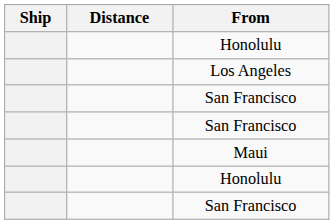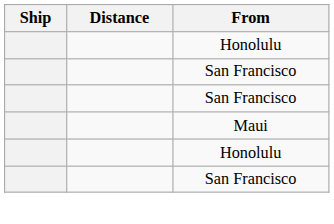- row: (36, 72)
